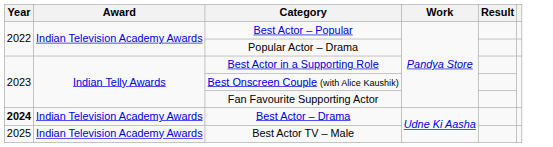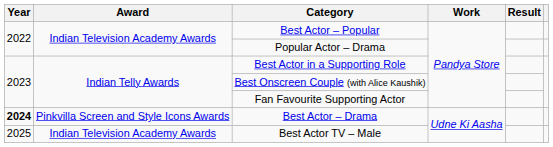(119, 116) Indian Television Academy Awards -> (133, 116) Pinkvilla Screen and Style Icons Awards
